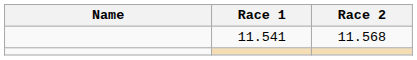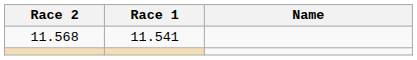columns swapped: (108, 15) <-> (362, 15)
